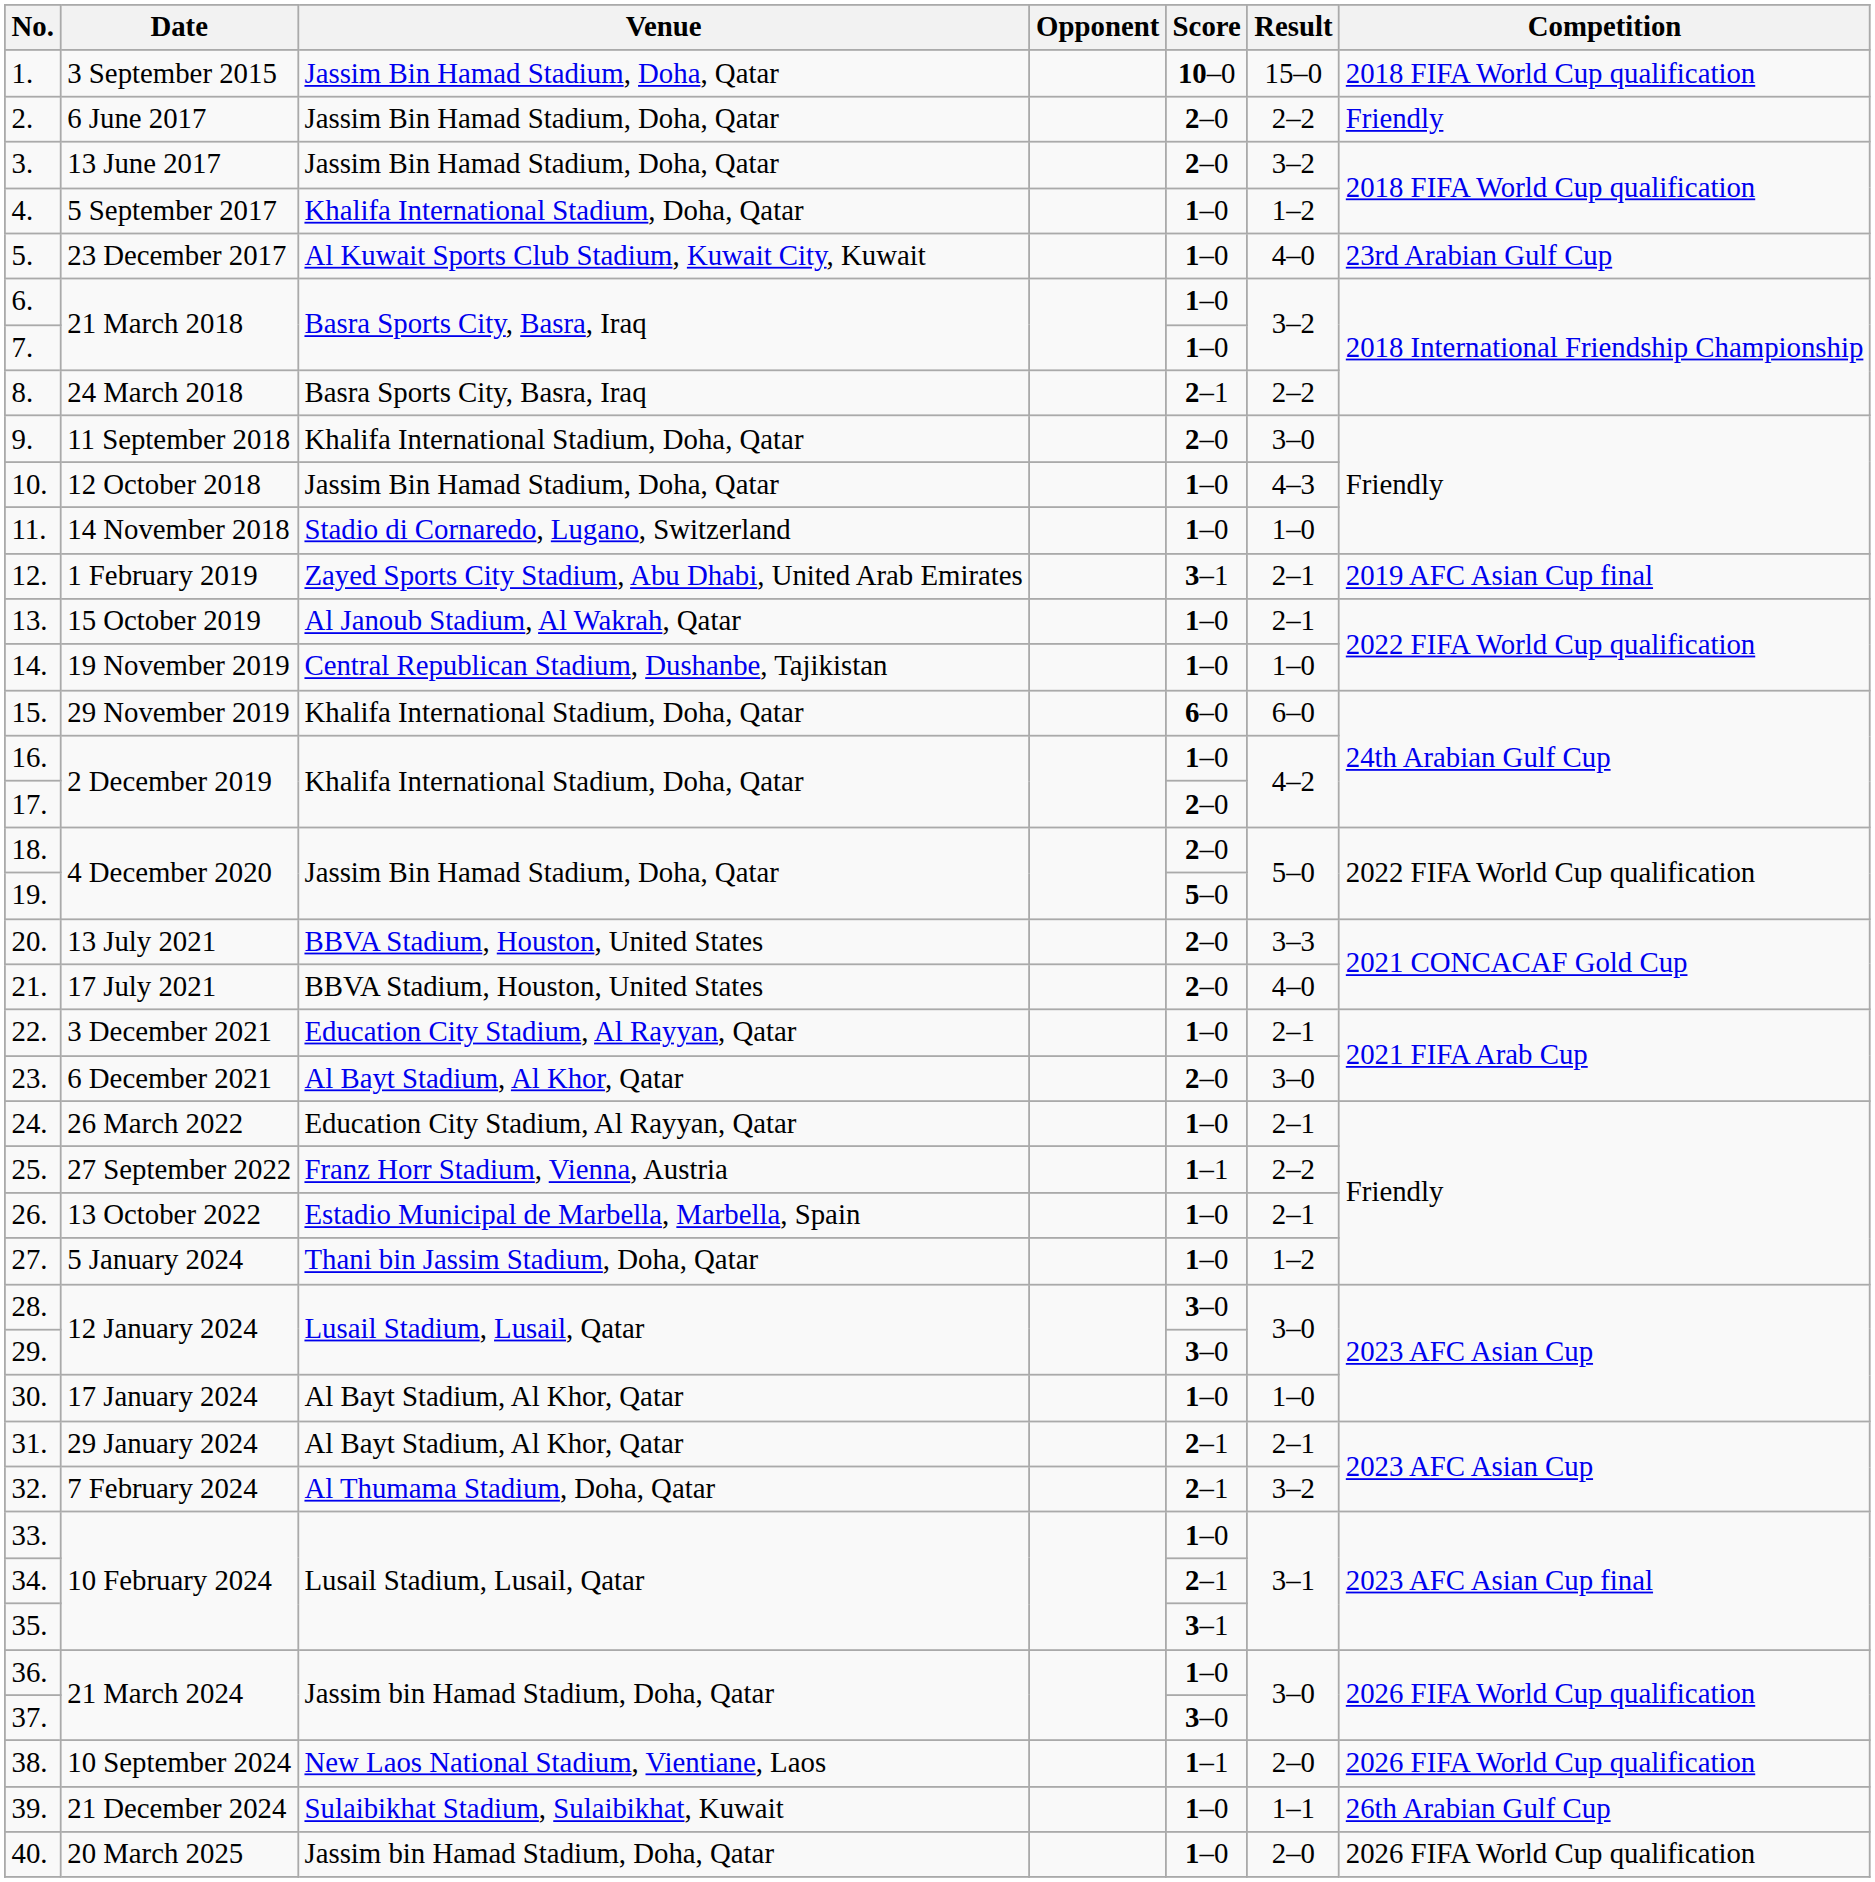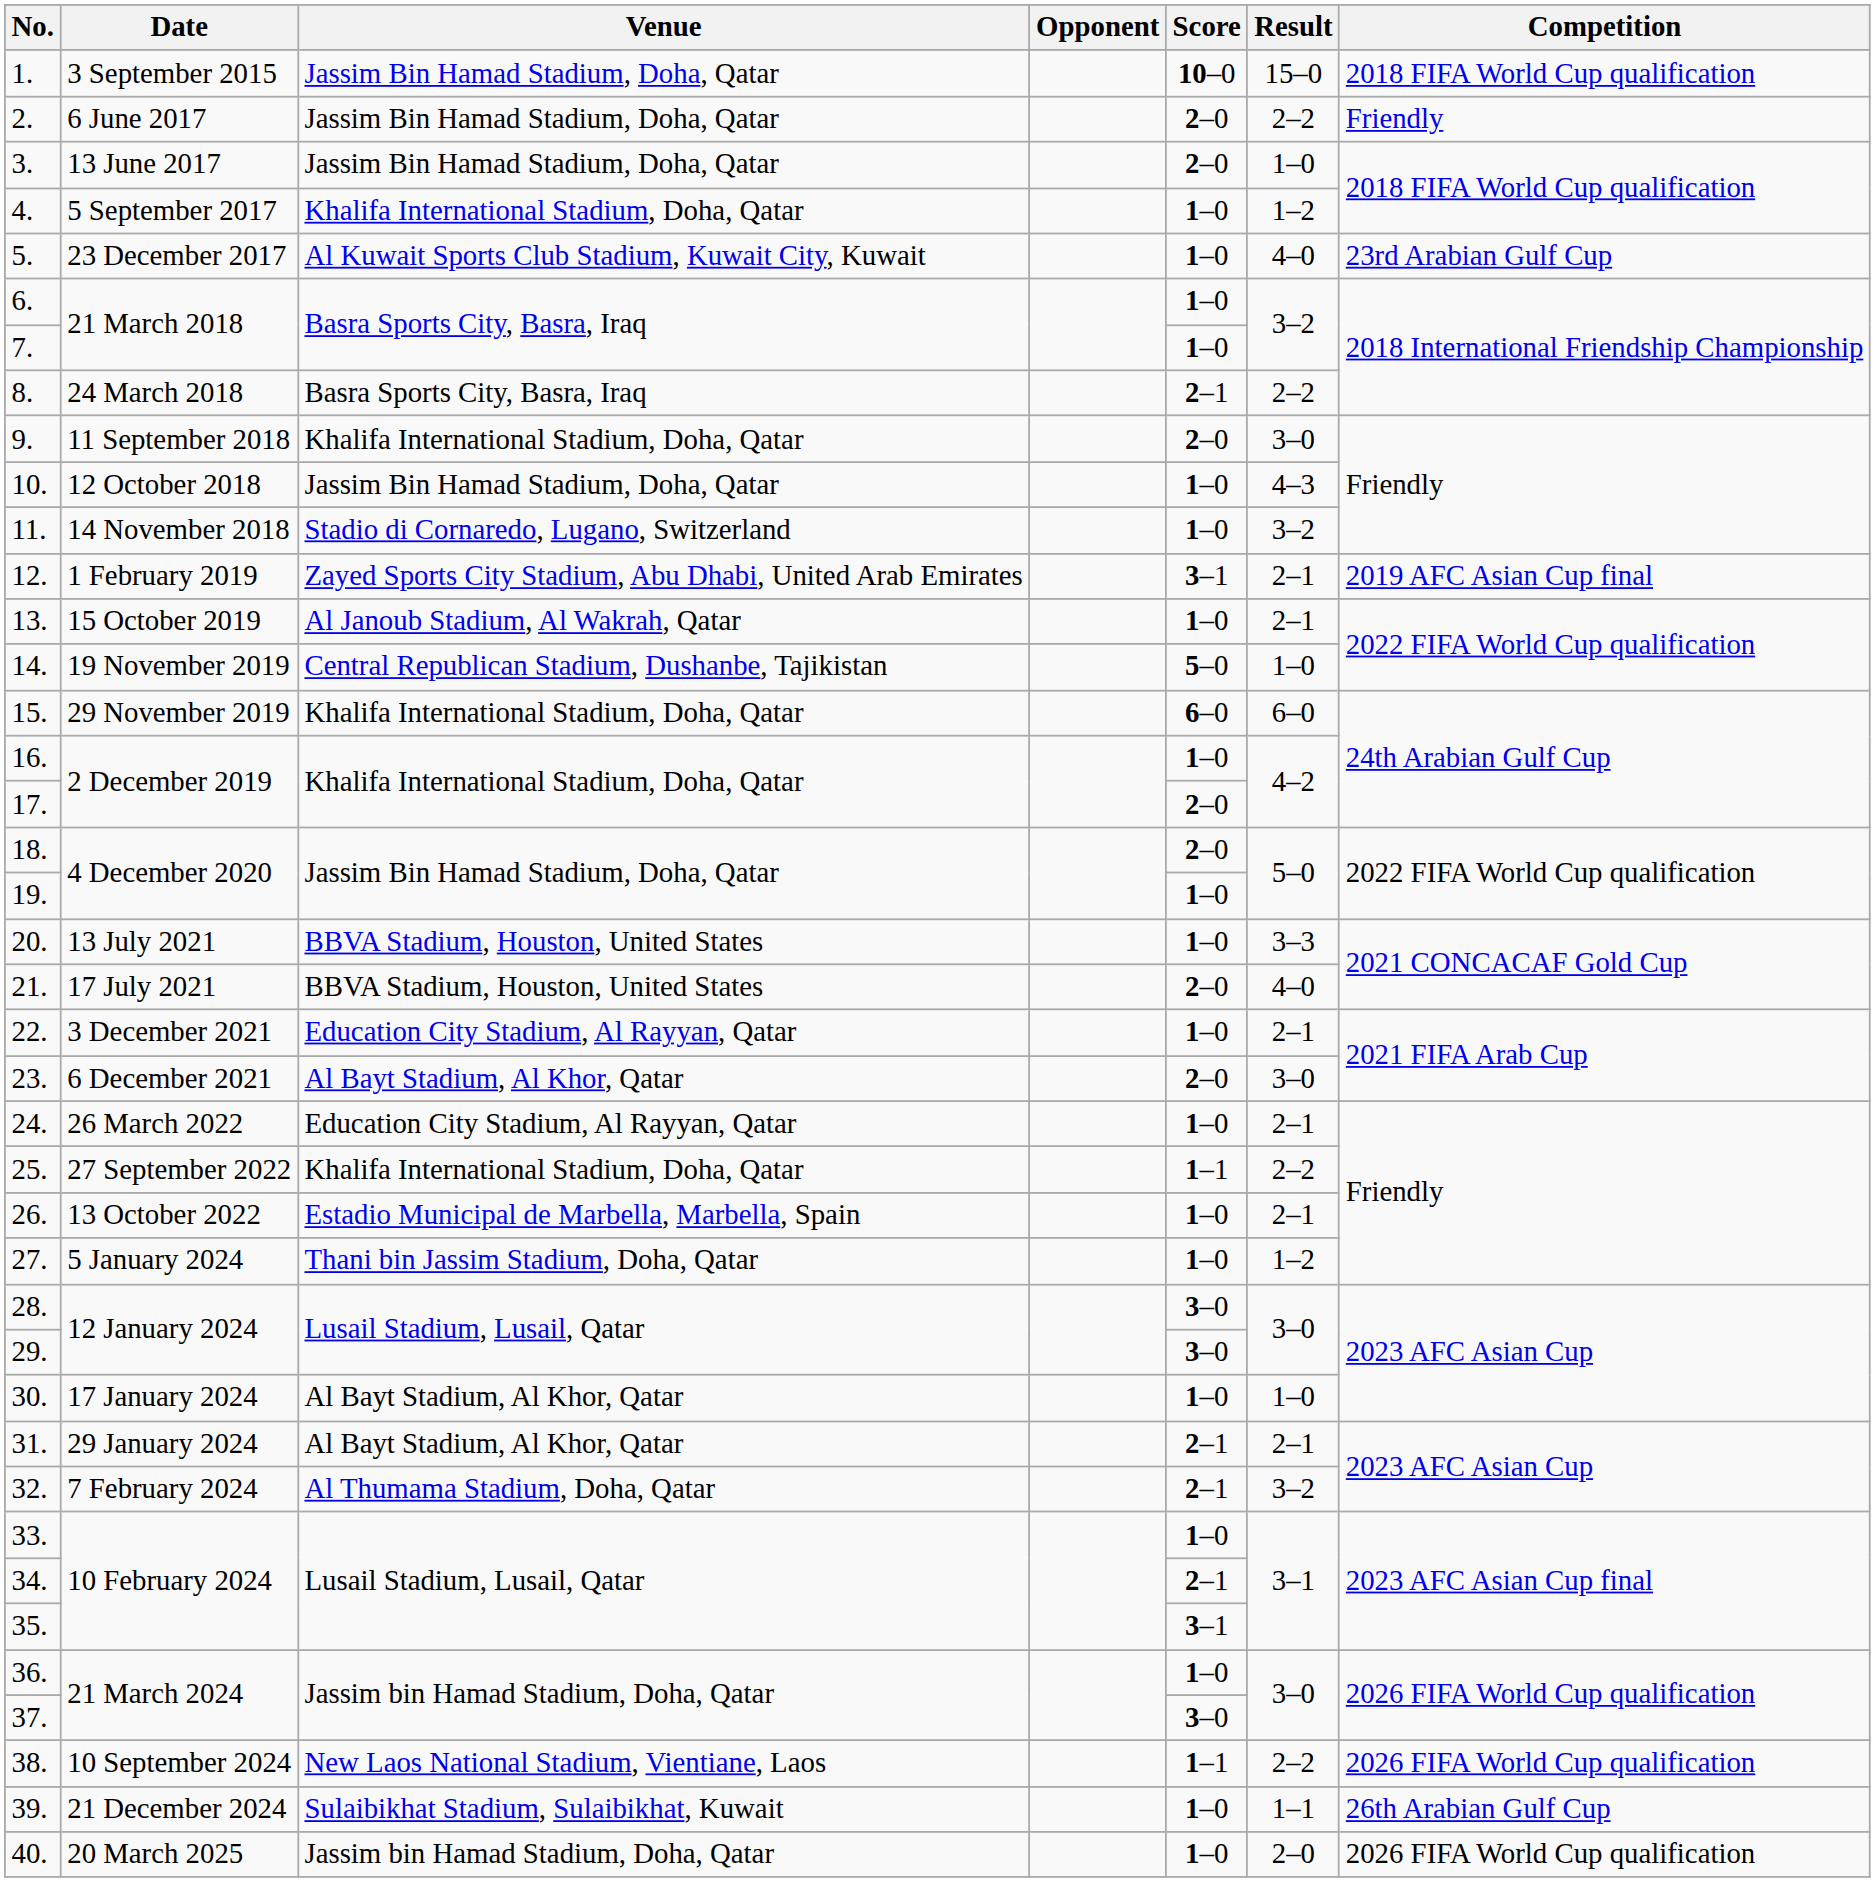(1293, 164) 3–2 -> (1293, 164) 1–0
(1293, 529) 1–0 -> (1293, 529) 3–2
(1207, 666) 1–0 -> (1207, 666) 5–0
(1207, 895) 5–0 -> (1207, 895) 1–0
(1207, 940) 2–0 -> (1207, 940) 1–0
(516, 1169) Franz Horr Stadium, Vienna, Austria -> (554, 1169) Khalifa International Stadium, Doha, Qatar
(1293, 1762) 2–0 -> (1293, 1762) 2–2
